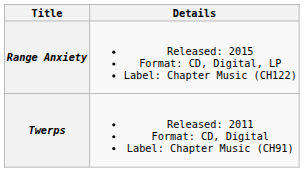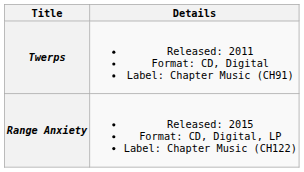rows swapped: (47, 130) <-> (47, 58)
